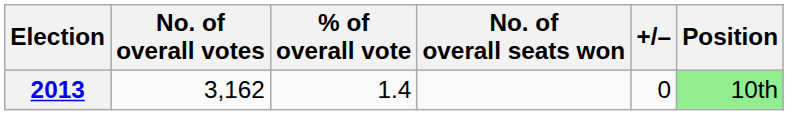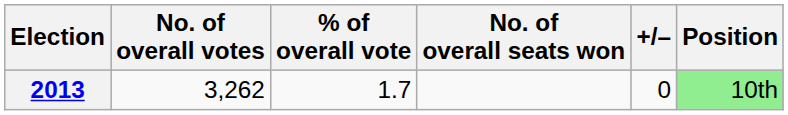(234, 89) 3,162 -> (234, 89) 3,262
(394, 89) 1.4 -> (394, 89) 1.7
